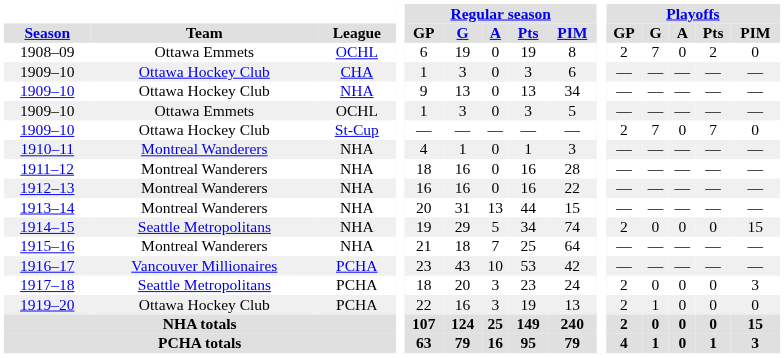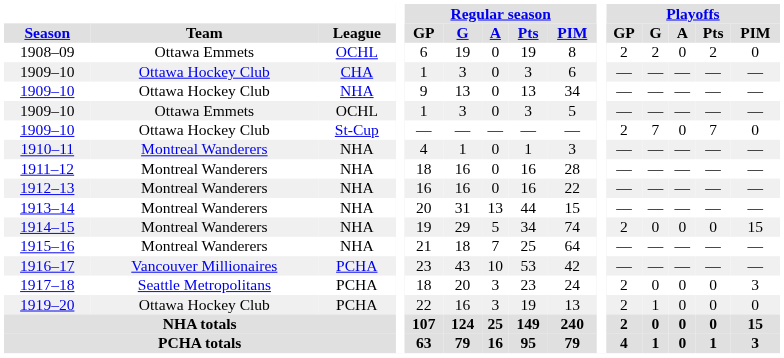(655, 52) 7 -> (655, 52) 2
(204, 227) Seattle Metropolitans -> (204, 227) Montreal Wanderers
